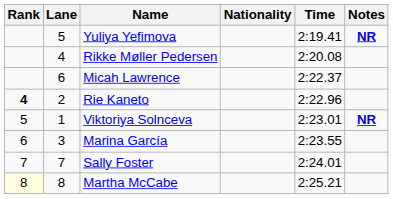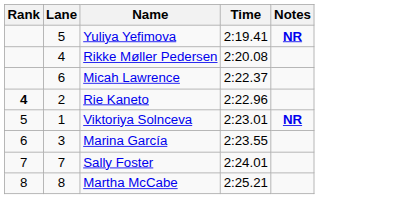- column: (258, 15)
(24, 183) lightyellow background -> (24, 183) no background
